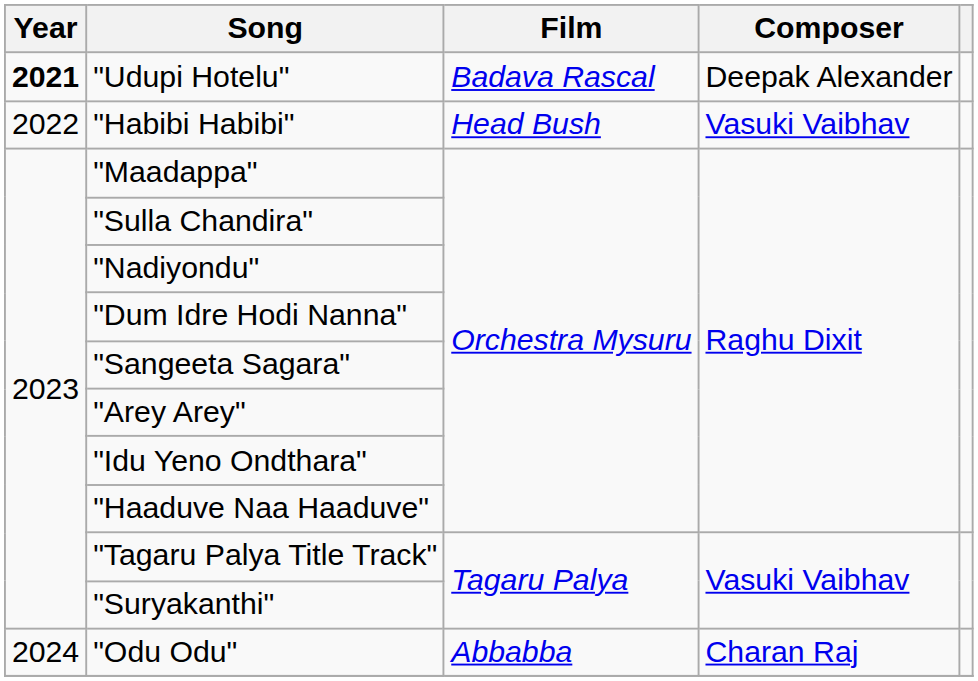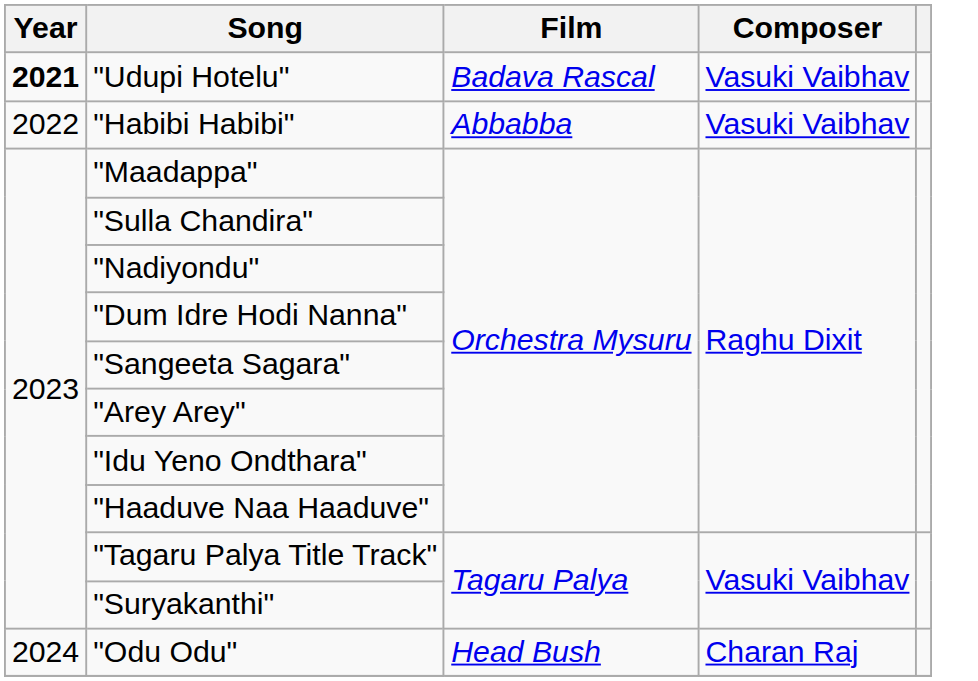(829, 76) Deepak Alexander -> (807, 76) Vasuki Vaibhav
(526, 124) Head Bush -> (512, 124) Abbabba
(512, 651) Abbabba -> (526, 651) Head Bush
